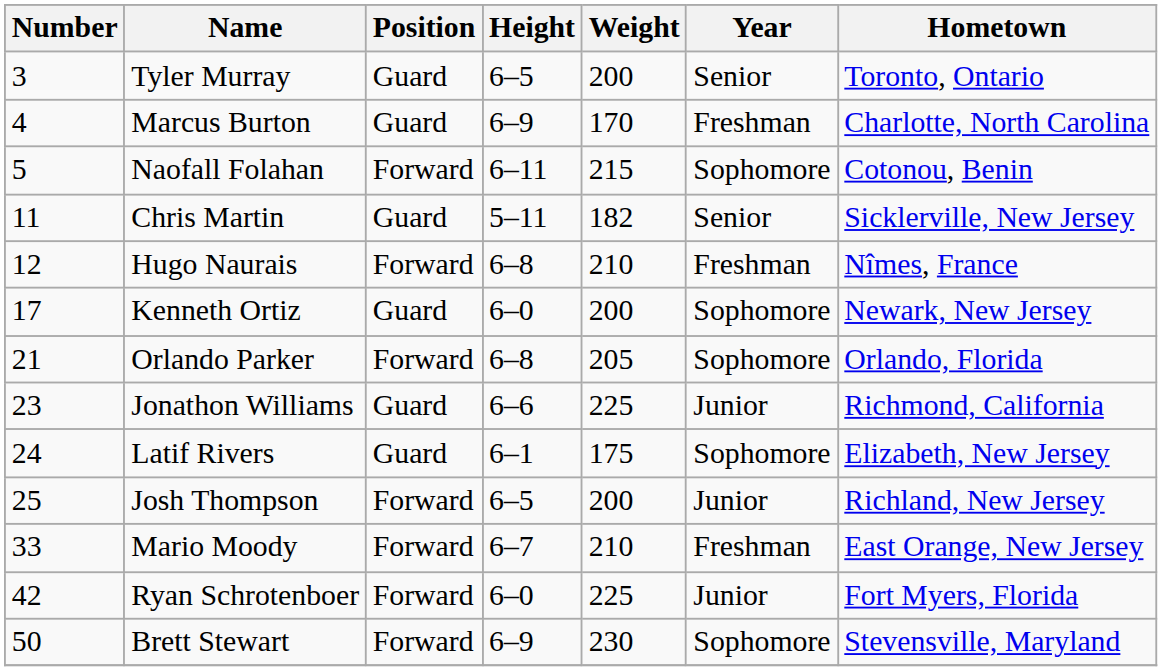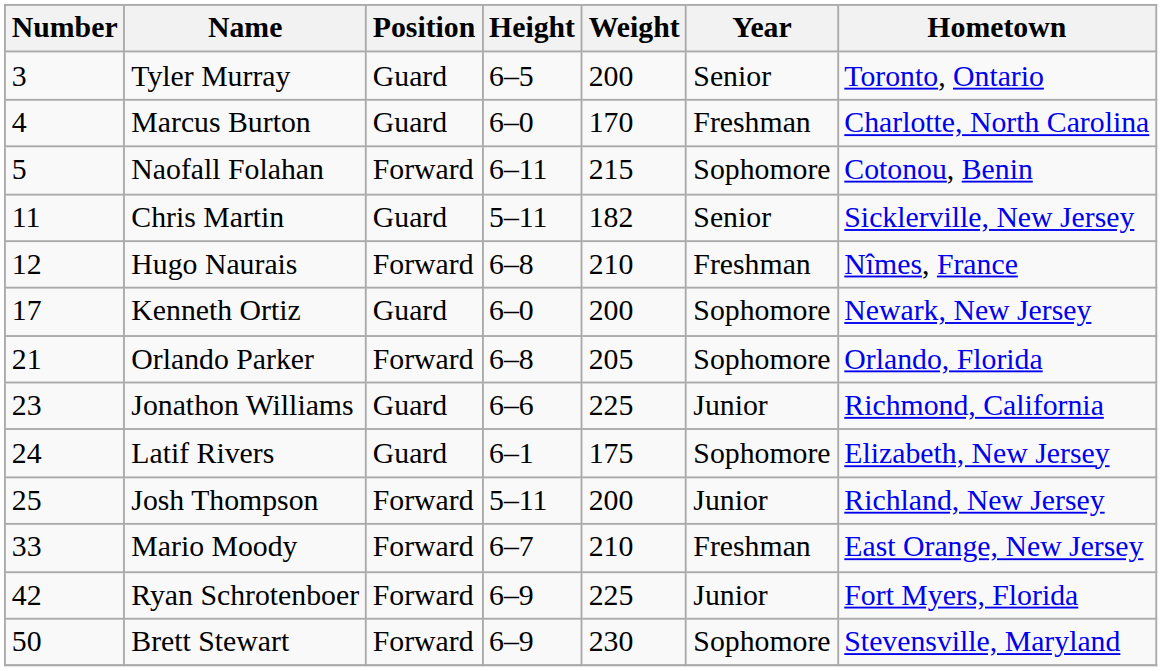(511, 122) 6–9 -> (511, 122) 6–0
(511, 500) 6–5 -> (518, 500) 5–11
(511, 594) 6–0 -> (511, 594) 6–9
